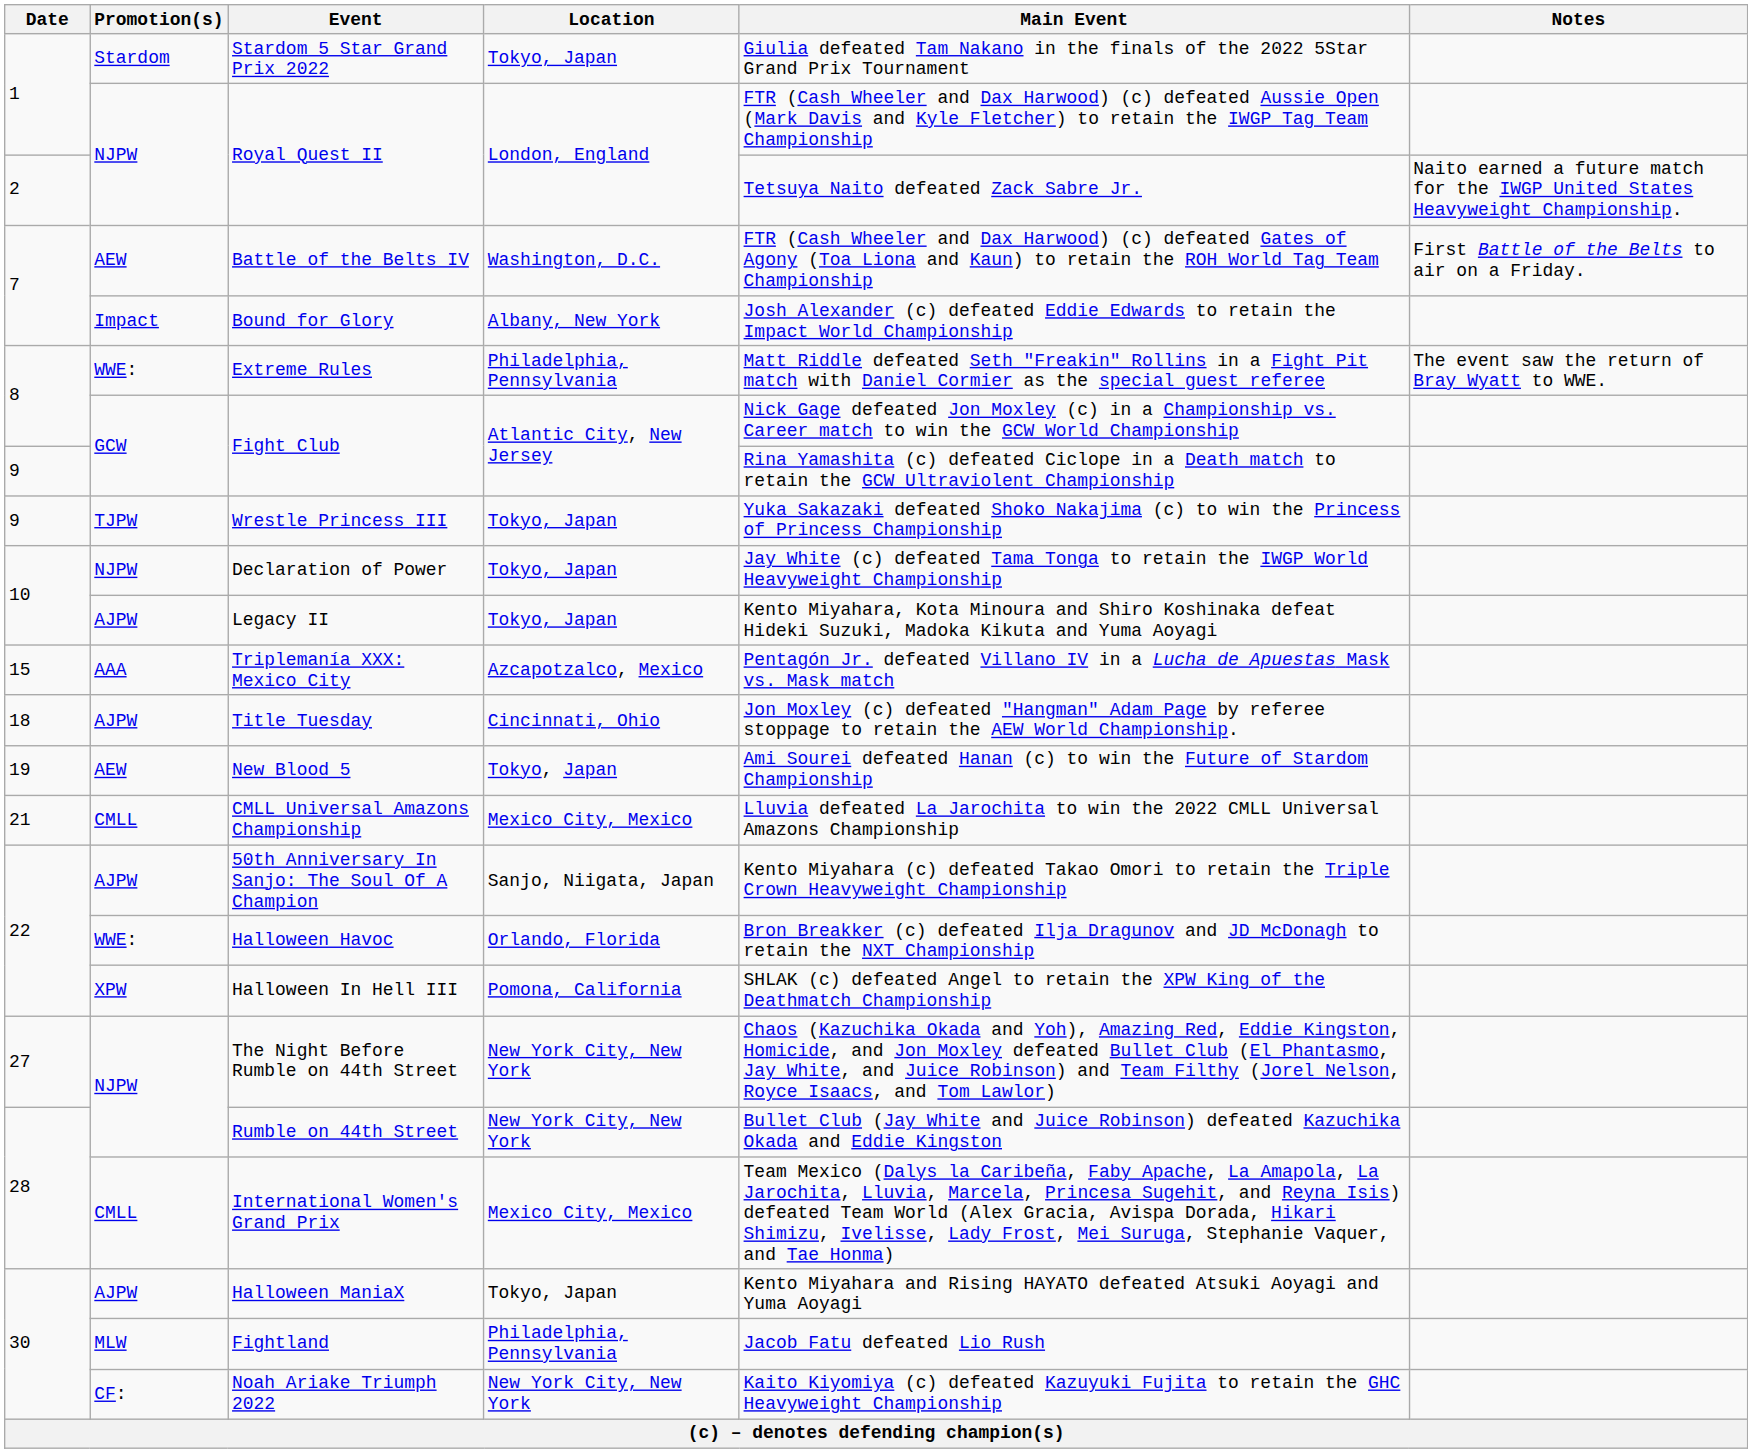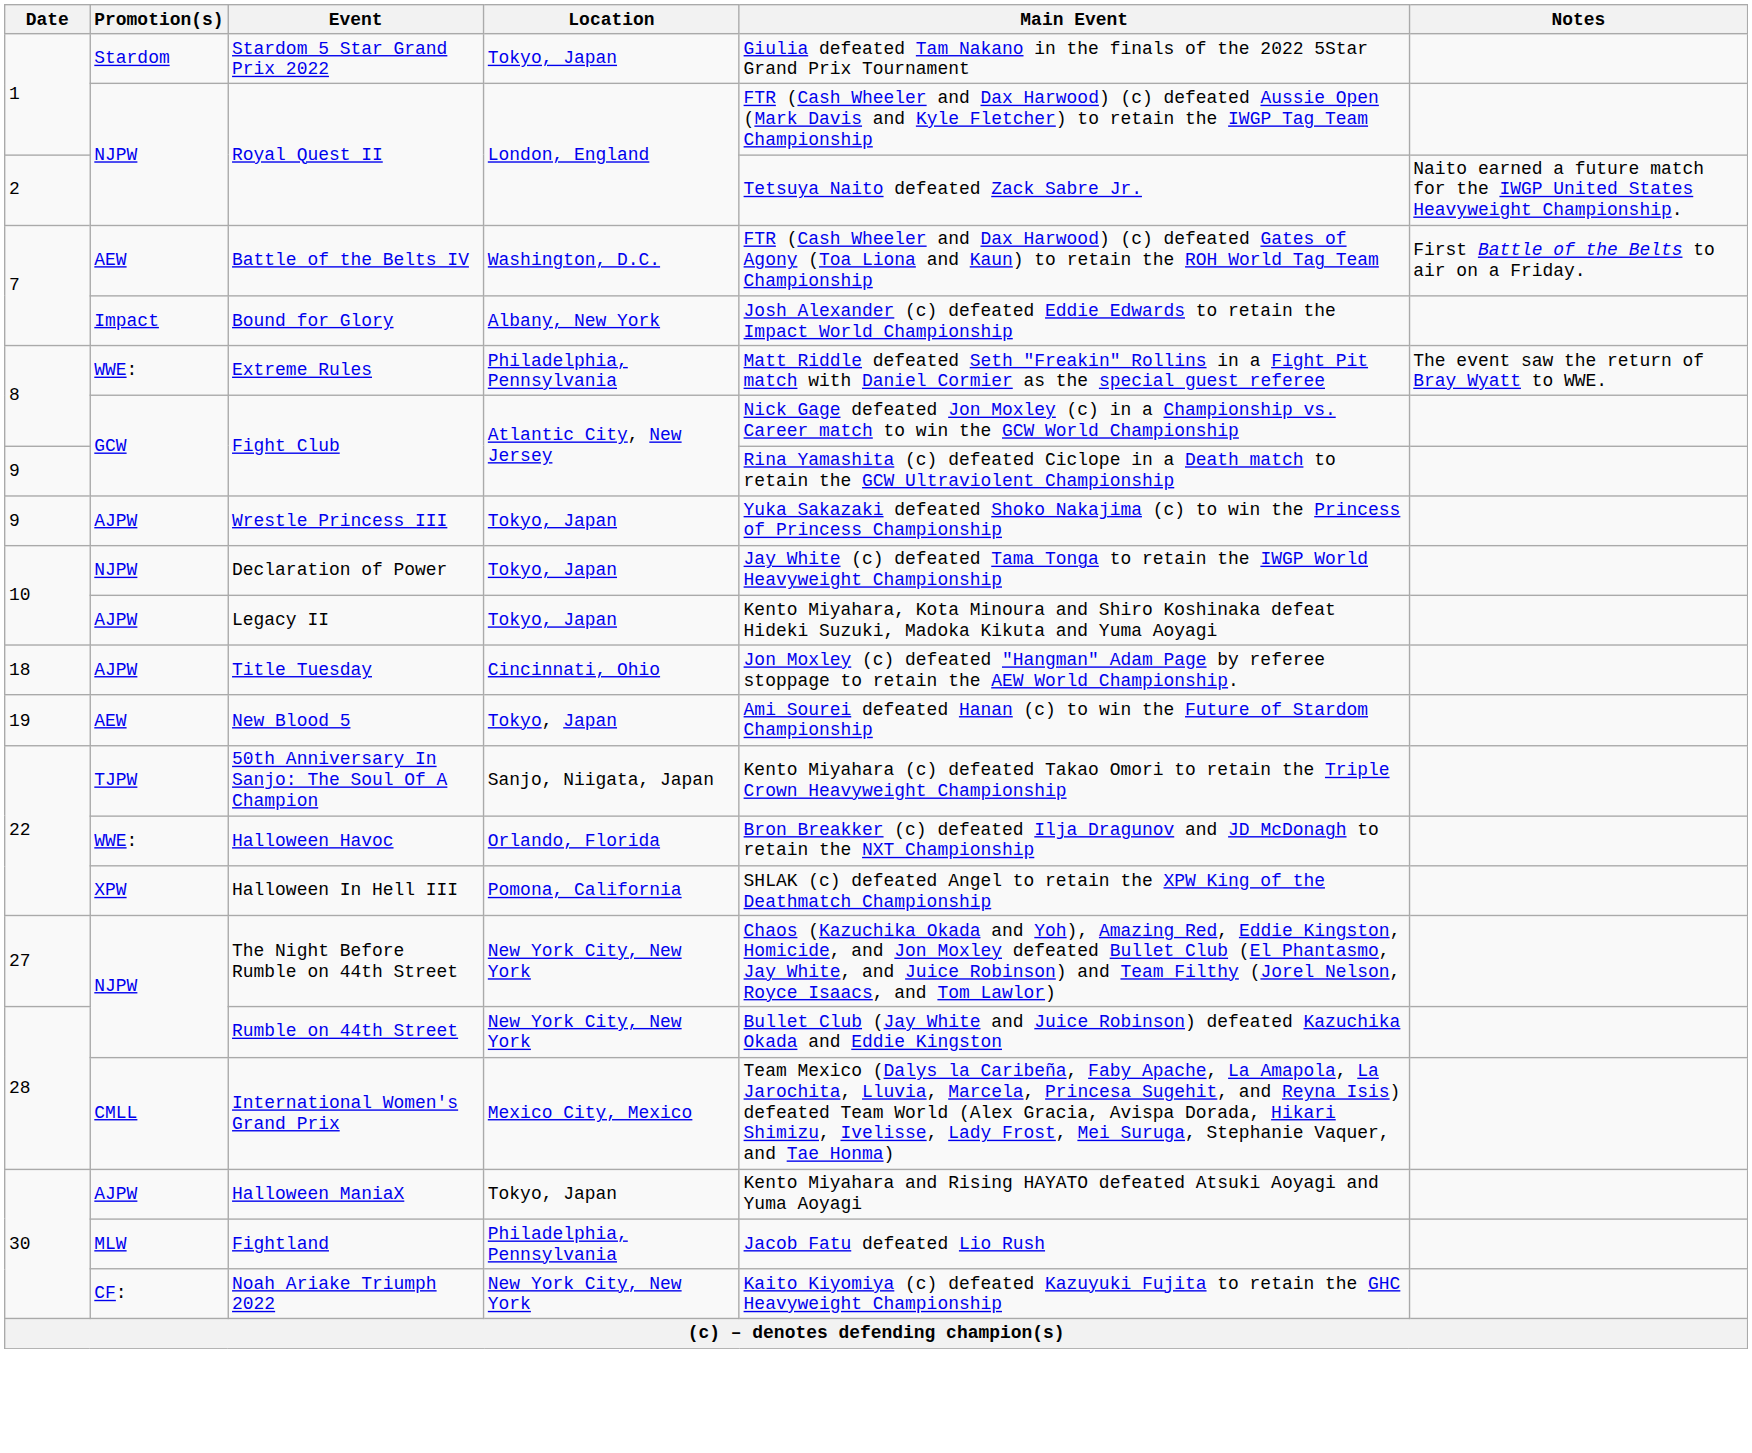(116, 521) TJPW -> (116, 521) AJPW
- row: (20, 670)
- row: (20, 820)
(116, 880) AJPW -> (116, 781) TJPW
